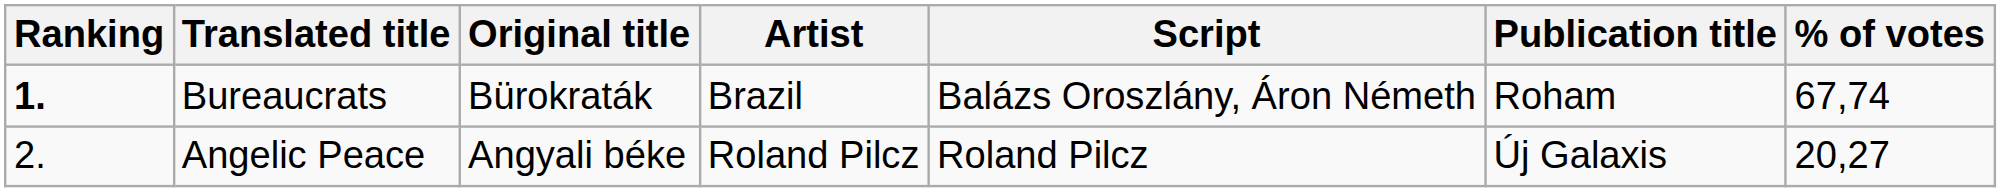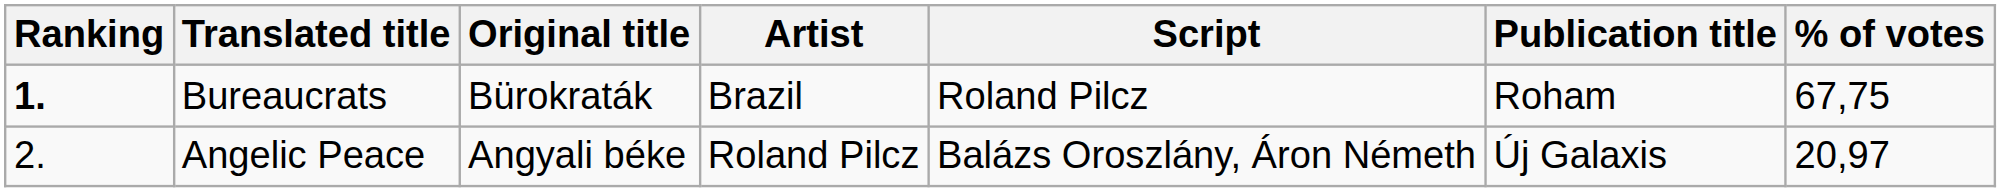(1206, 95) Balázs Oroszlány, Áron Németh -> (1043, 95) Roland Pilcz
(1842, 95) 67,74 -> (1842, 95) 67,75
(1043, 155) Roland Pilcz -> (1206, 155) Balázs Oroszlány, Áron Németh
(1842, 155) 20,27 -> (1842, 155) 20,97
